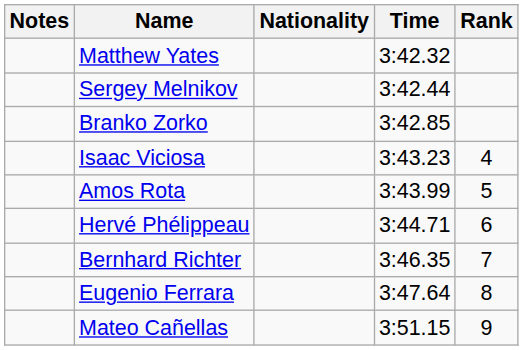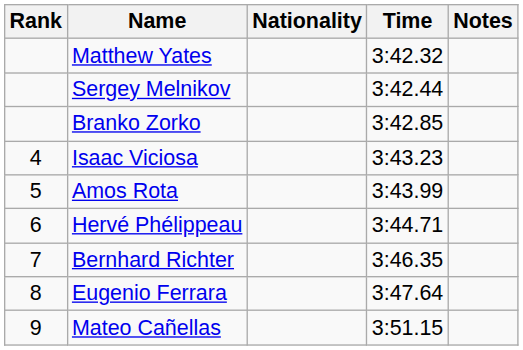columns swapped: (487, 21) <-> (39, 21)
